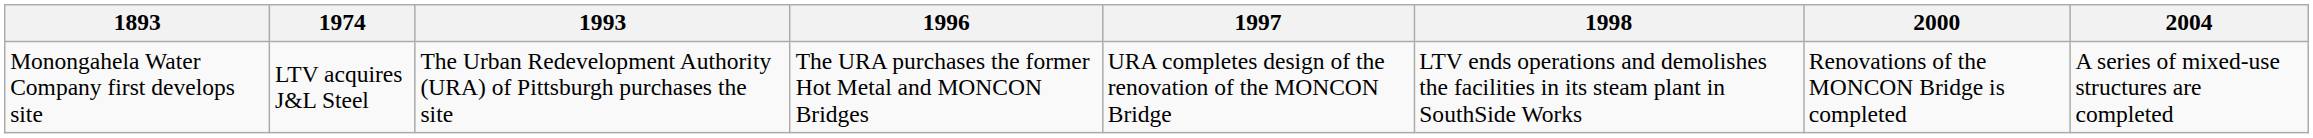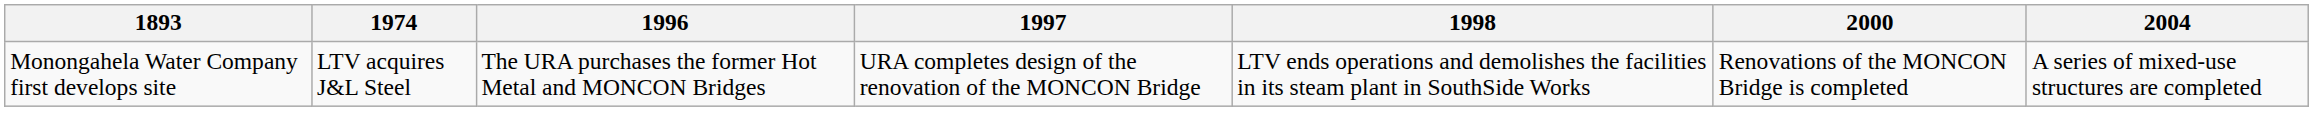- column: (603, 23)
